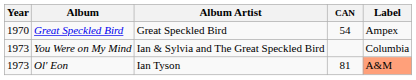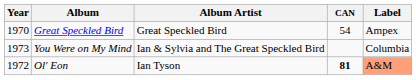(18, 65) 1973 -> (18, 65) 1972
(345, 65) normal -> (345, 65) bold
